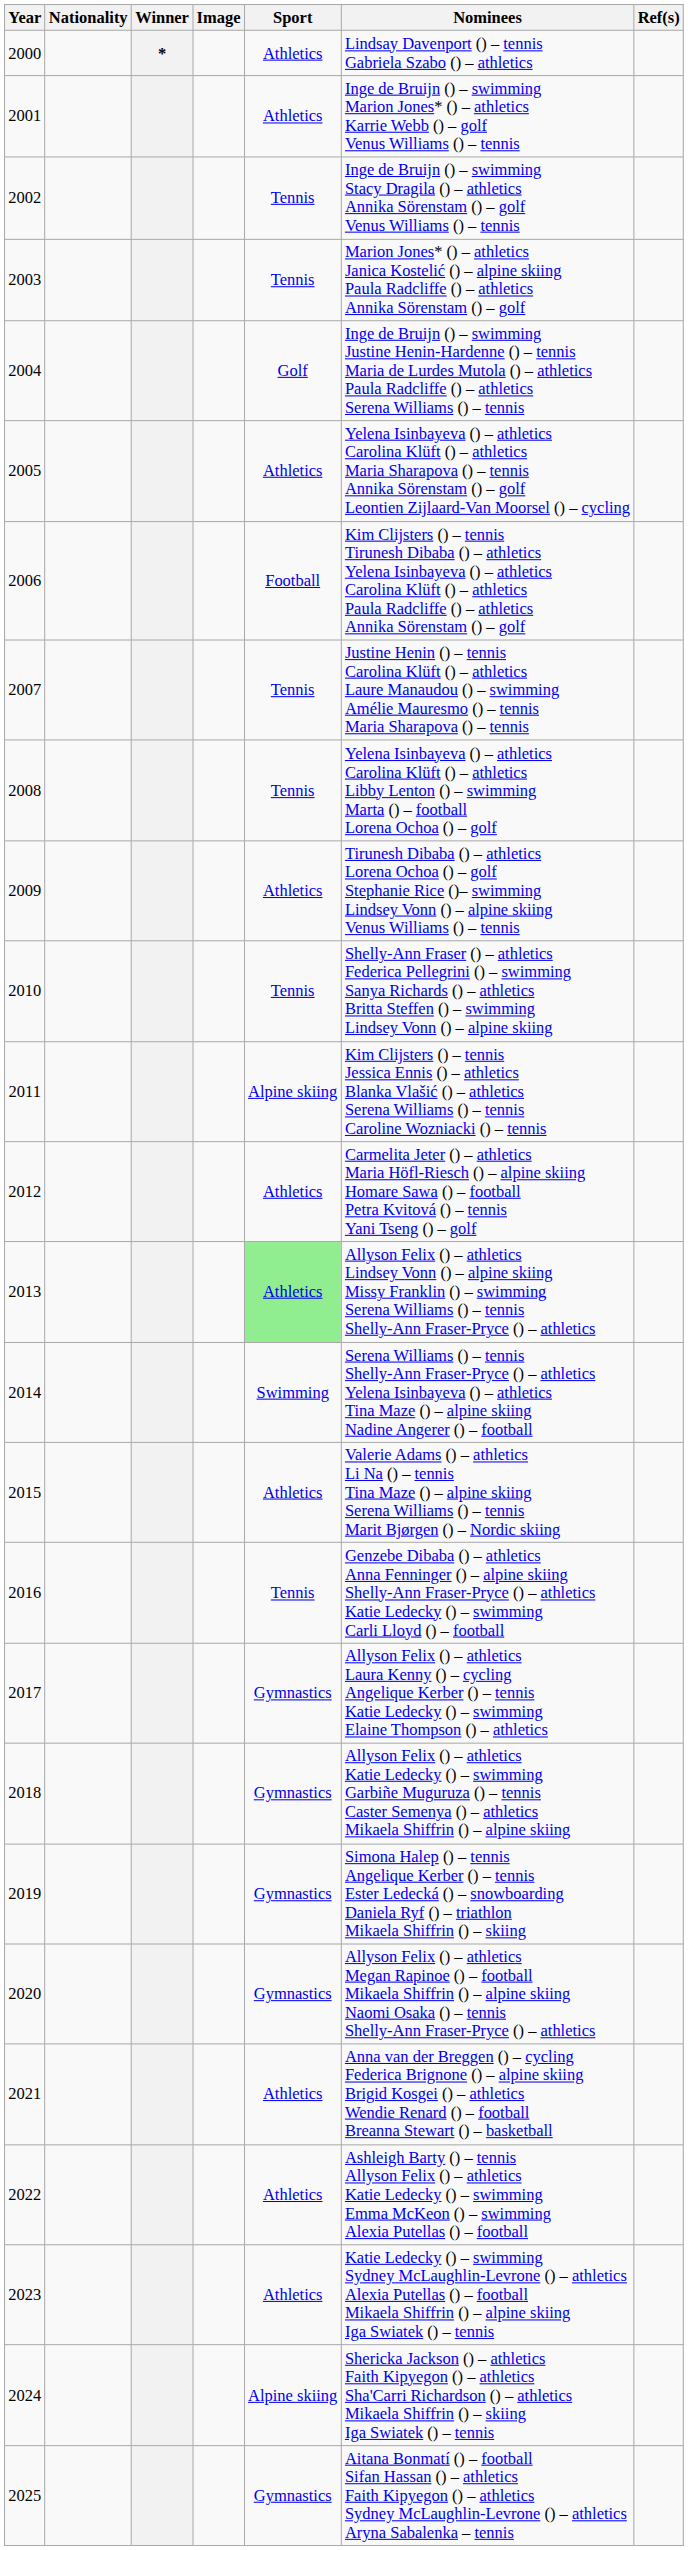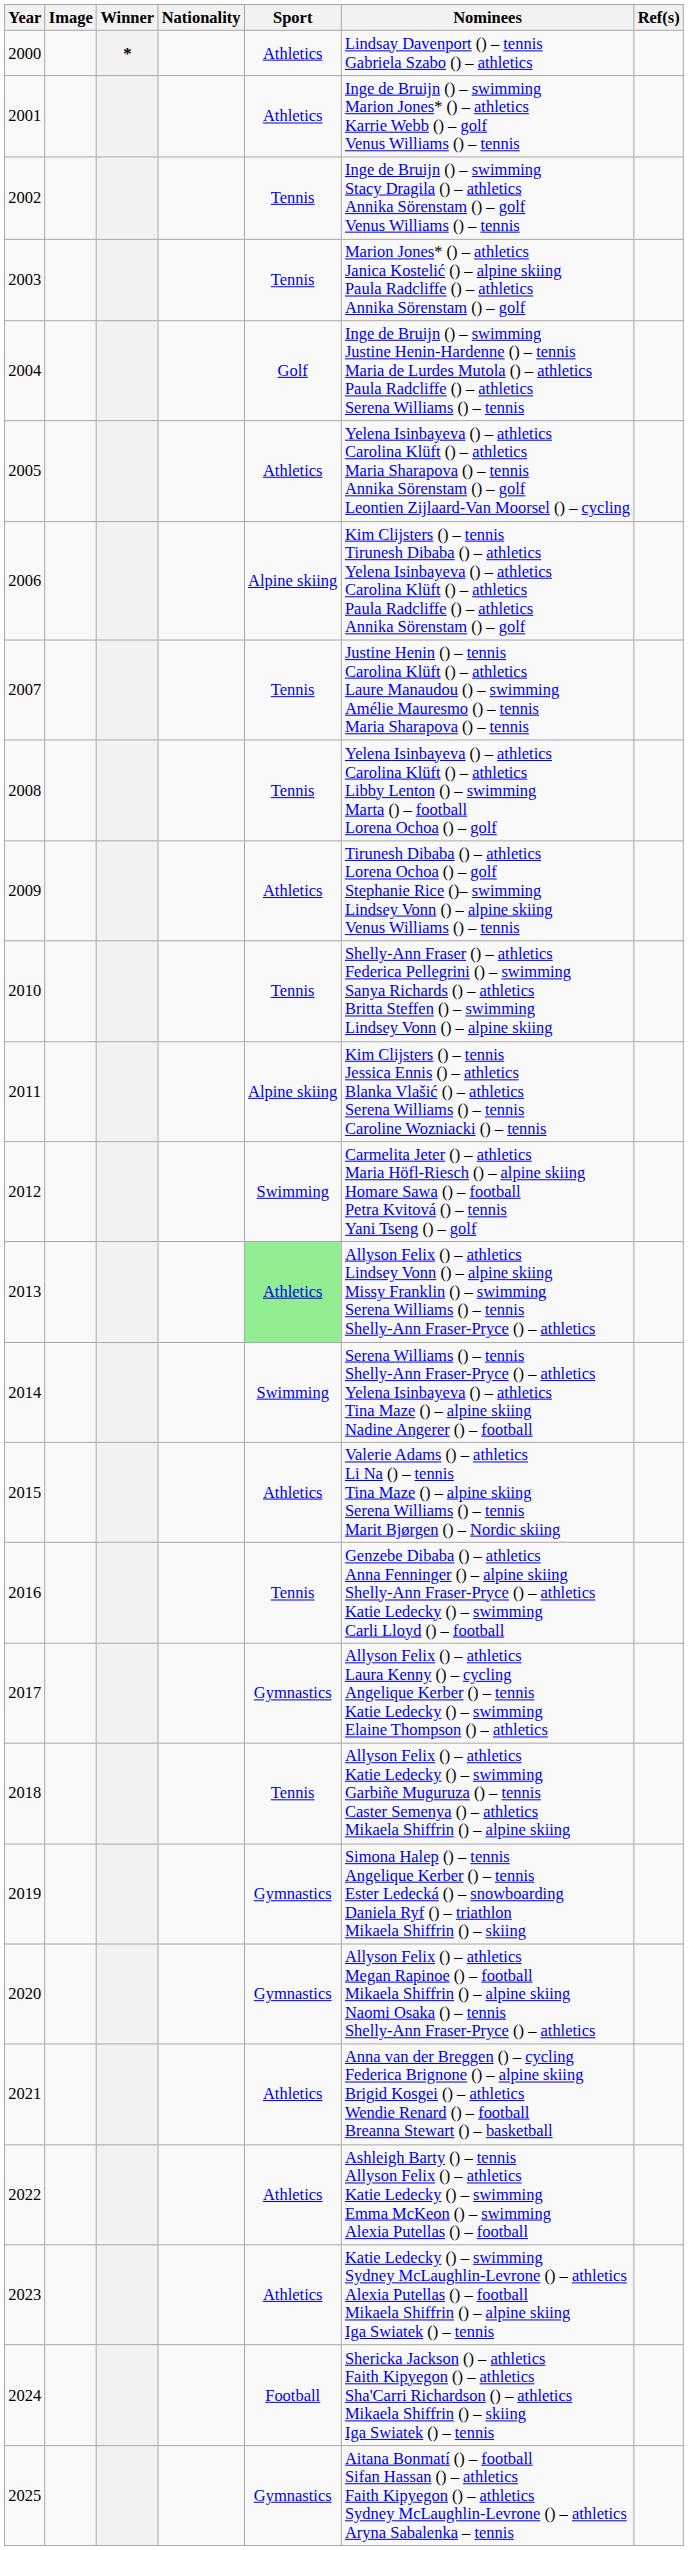columns swapped: (218, 17) <-> (88, 17)
(293, 580) Football -> (293, 580) Alpine skiing
(293, 1191) Athletics -> (293, 1191) Swimming
(293, 1793) Gymnastics -> (293, 1793) Tennis
(293, 2395) Alpine skiing -> (293, 2395) Football
